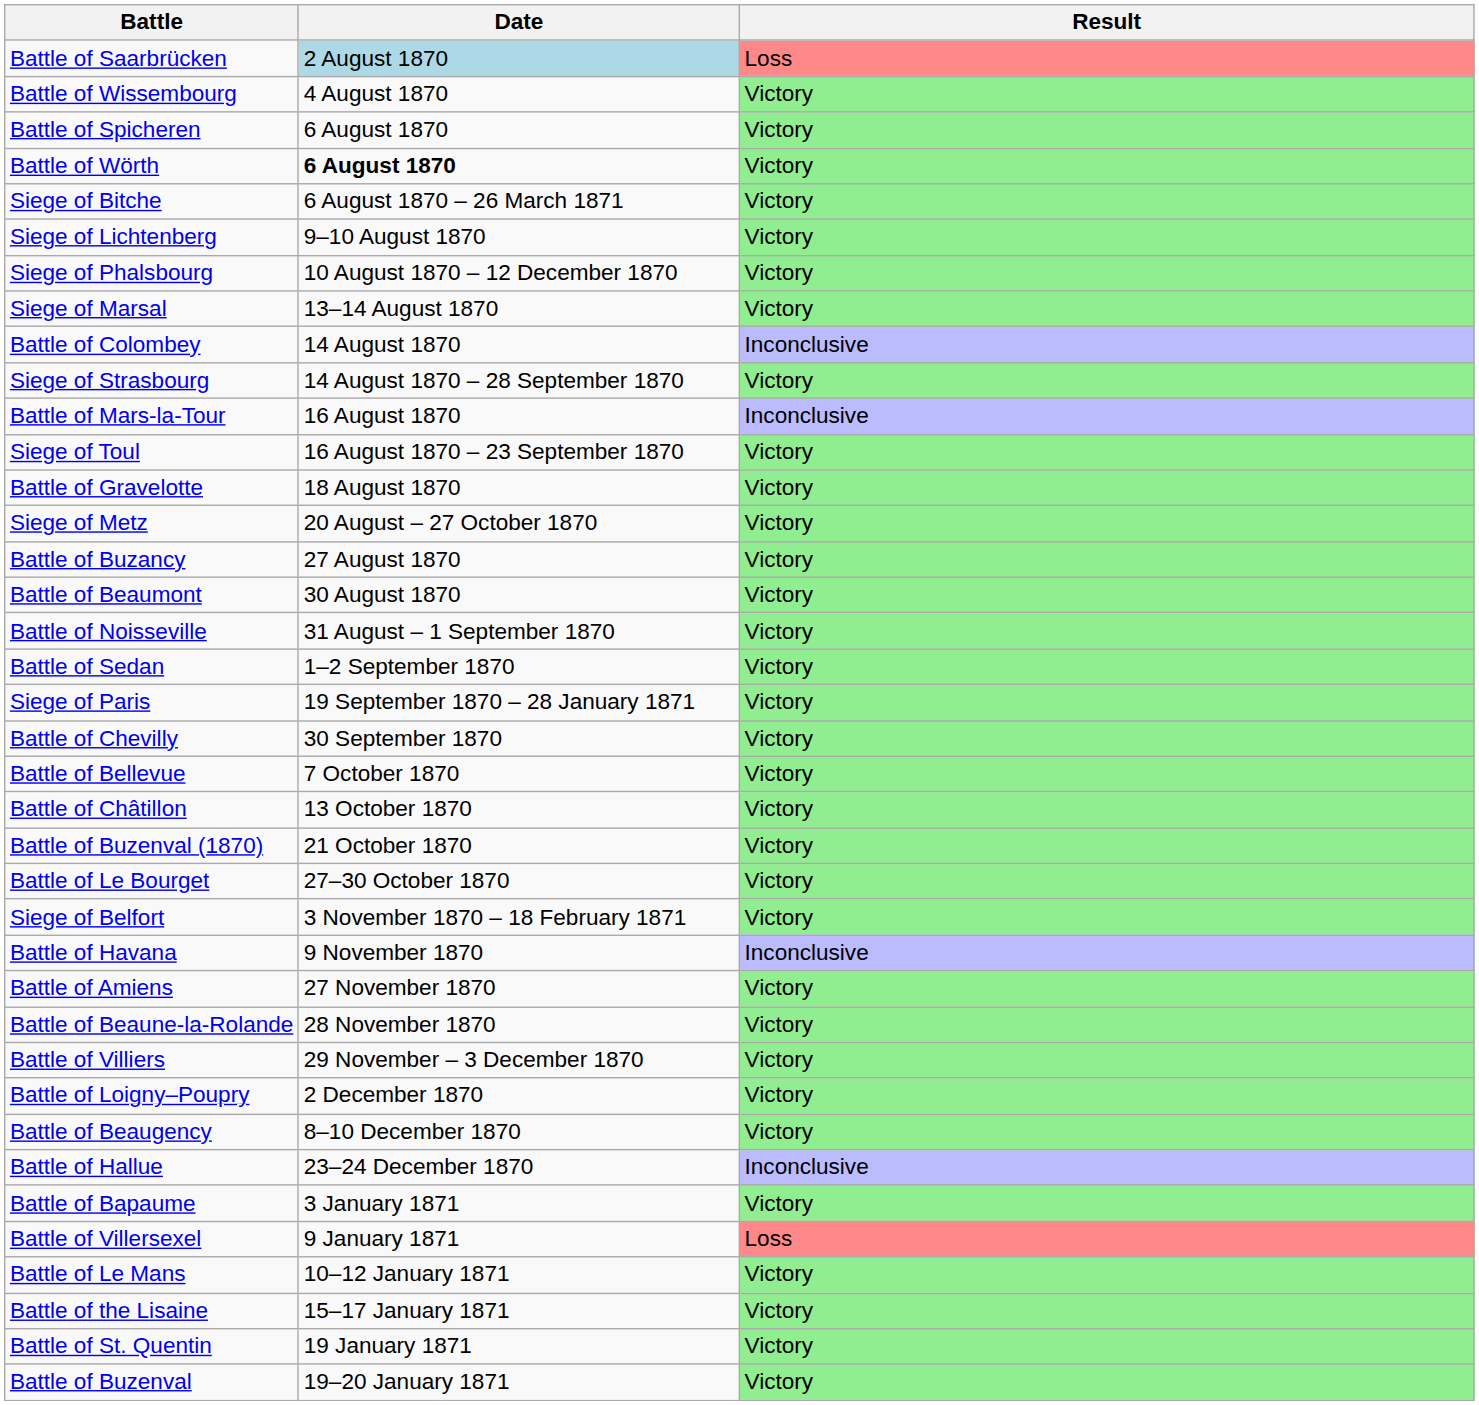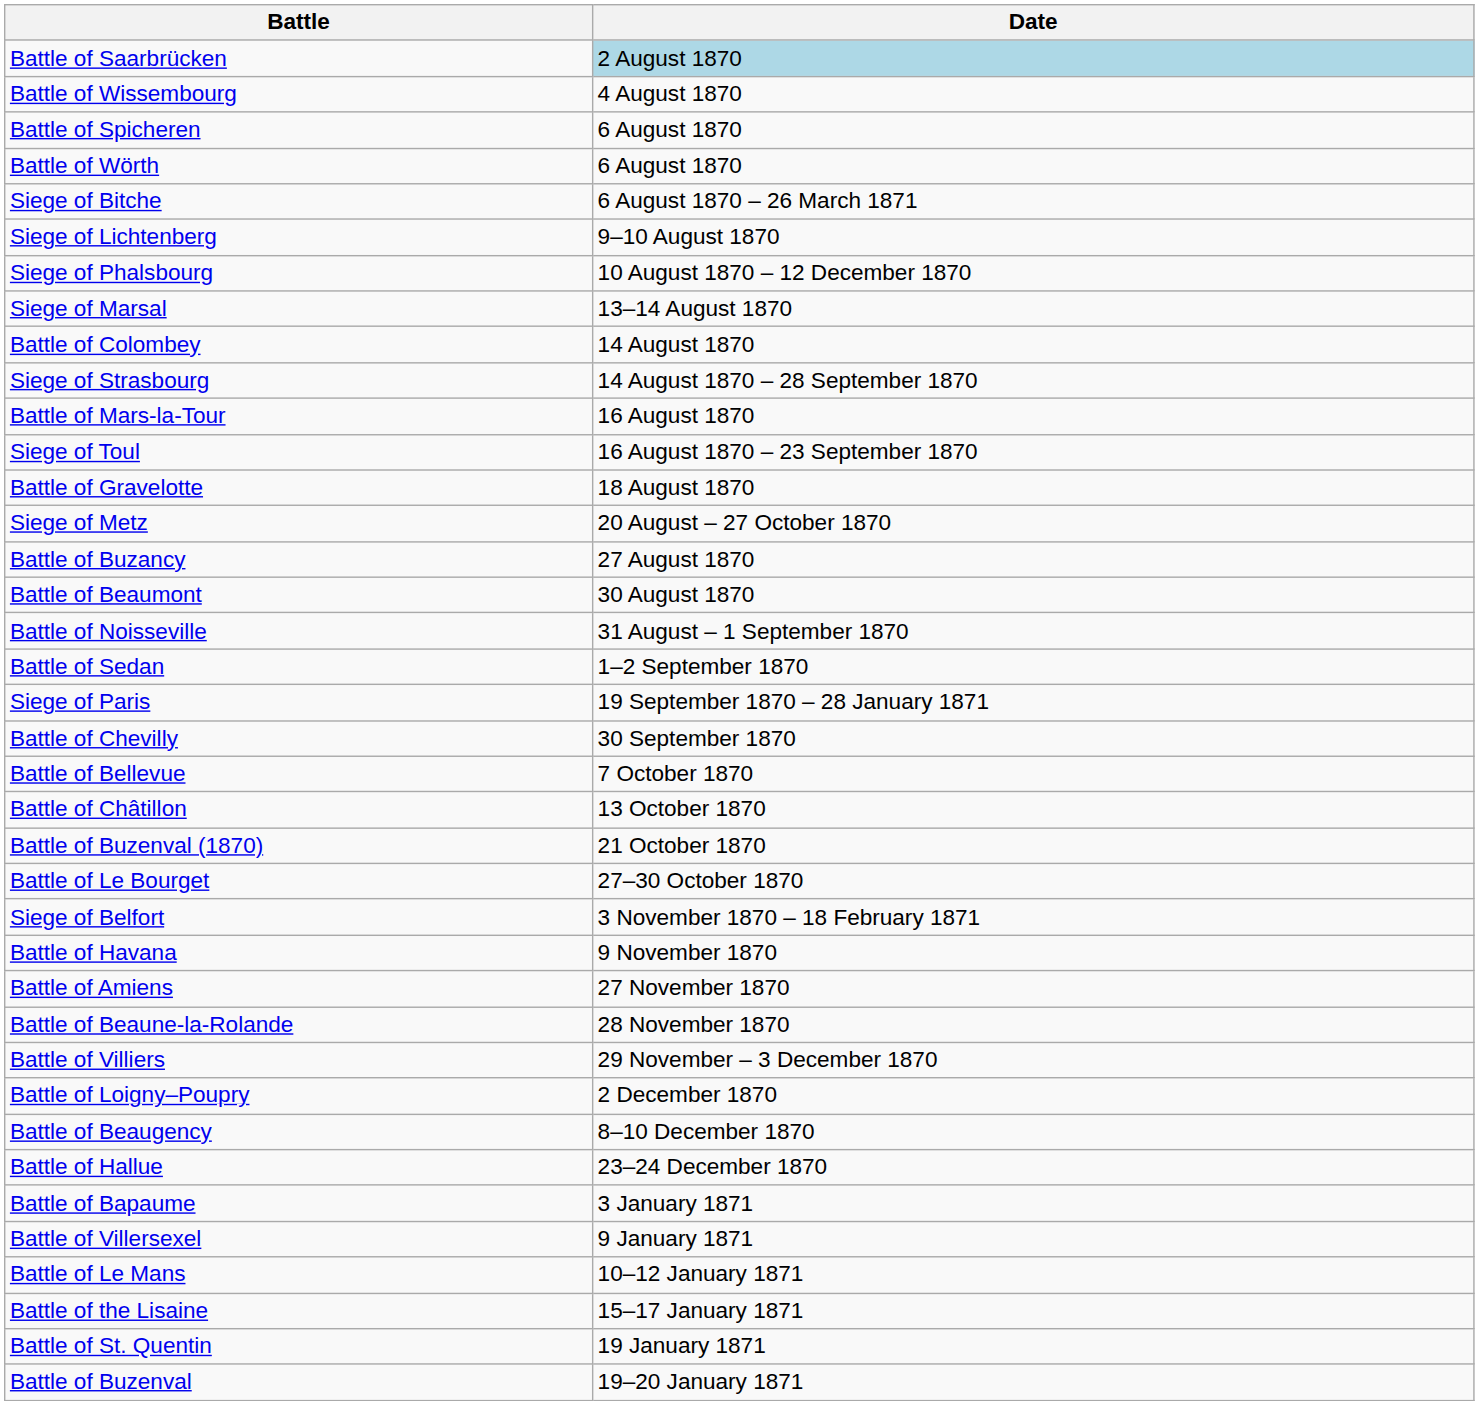- column: (1107, 22)
(380, 165) bold -> (670, 165) normal
